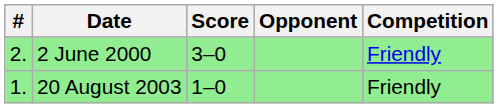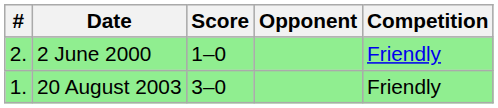(209, 54) 3–0 -> (209, 54) 1–0
(209, 86) 1–0 -> (209, 86) 3–0
